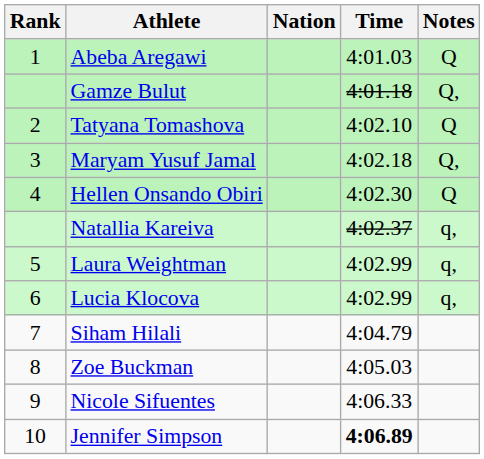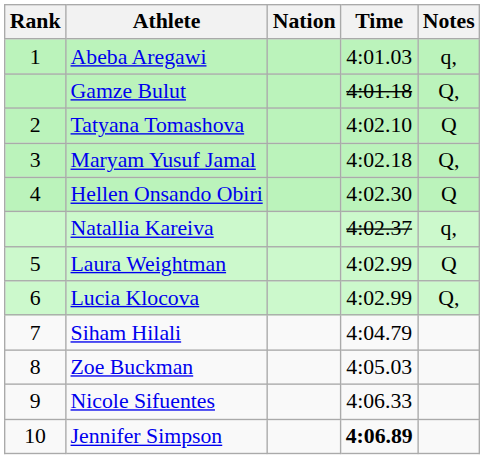(449, 56) Q -> (449, 56) q,
(449, 263) q, -> (449, 263) Q
(449, 297) q, -> (449, 297) Q,
